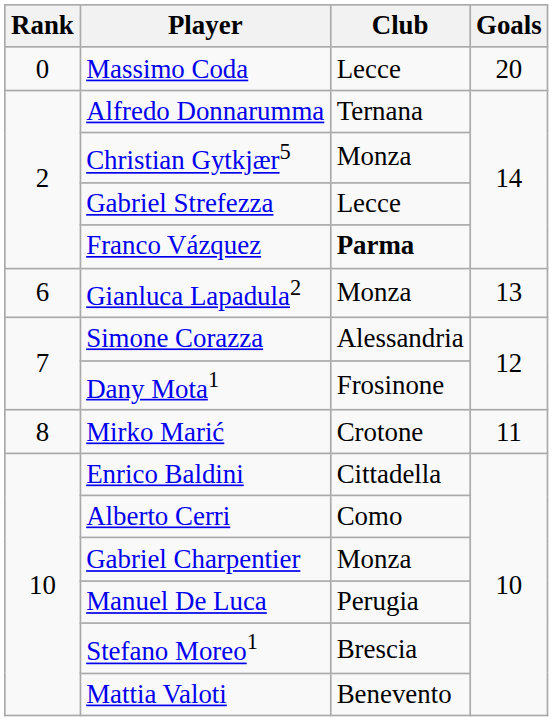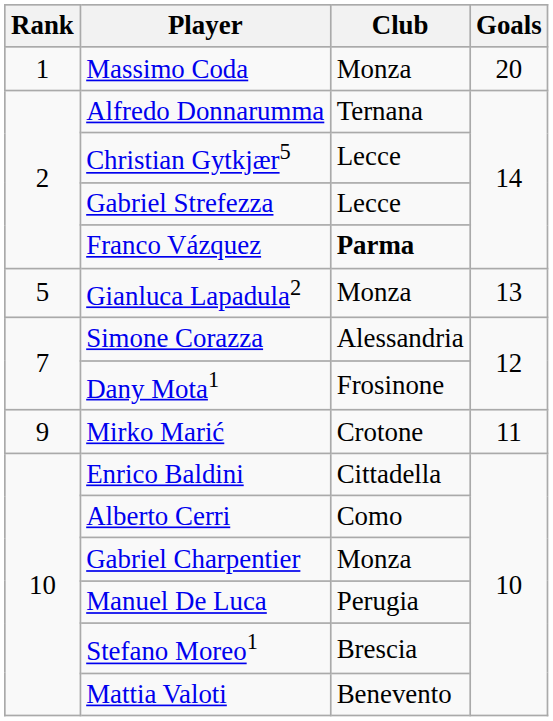(42, 68) 0 -> (42, 68) 1
(369, 68) Lecce -> (374, 68) Monza
(374, 157) Monza -> (369, 157) Lecce
(42, 292) 6 -> (42, 292) 5
(42, 431) 8 -> (42, 431) 9
